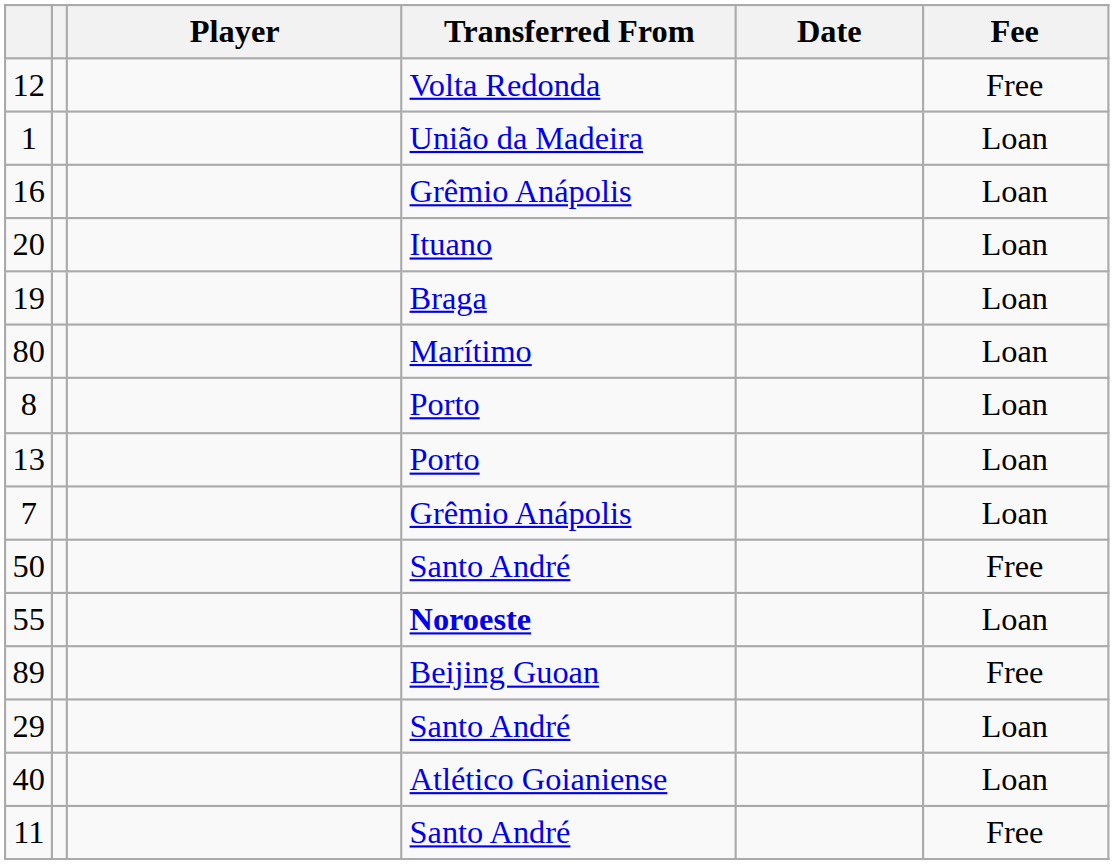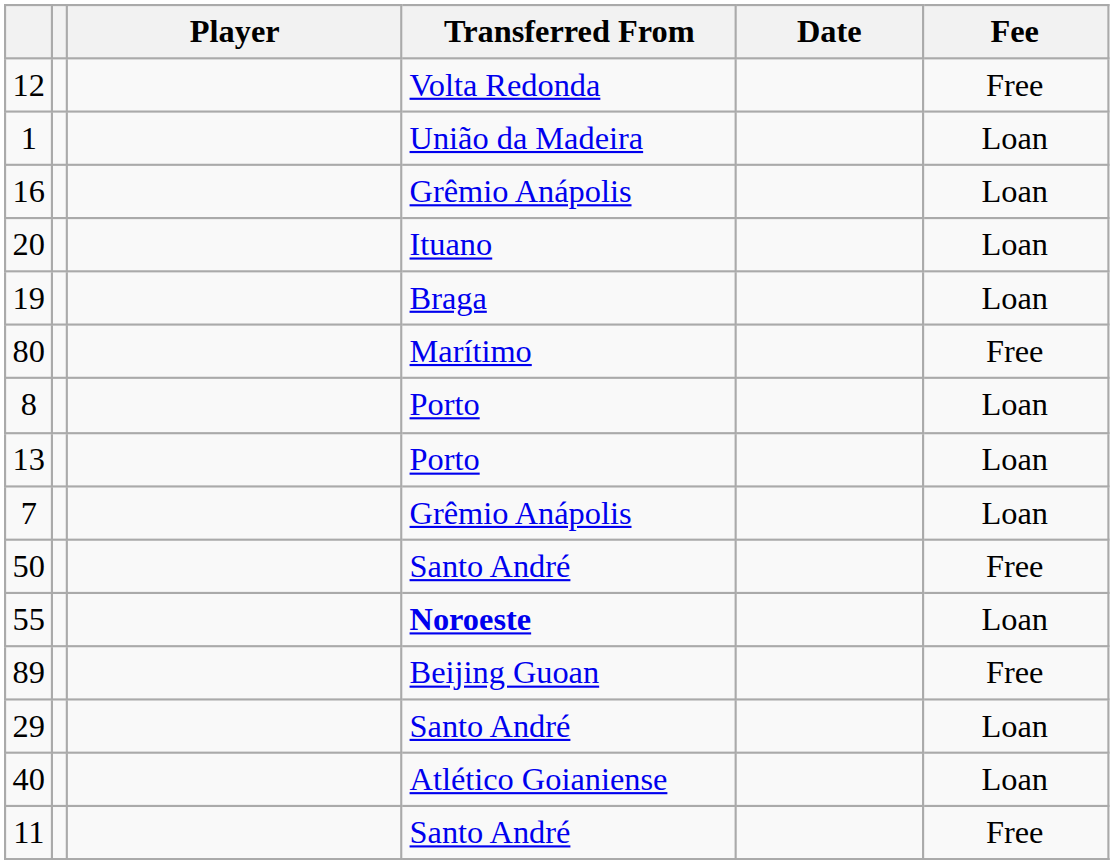(1015, 351) Loan -> (1015, 351) Free
